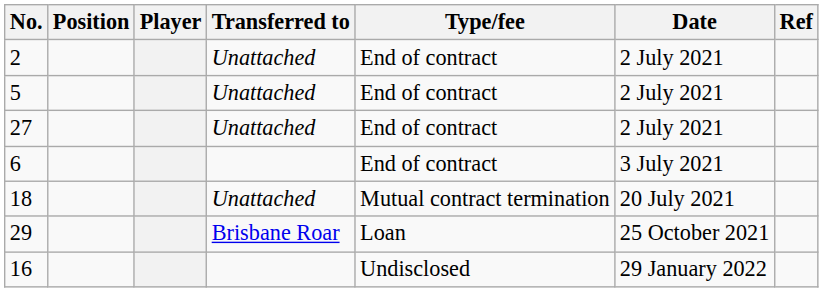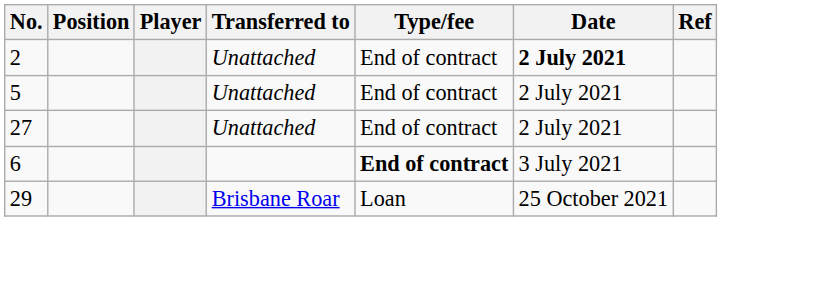(672, 57) normal -> (572, 57) bold
(429, 163) normal -> (434, 163) bold
- row: (21, 198)
- row: (21, 269)
